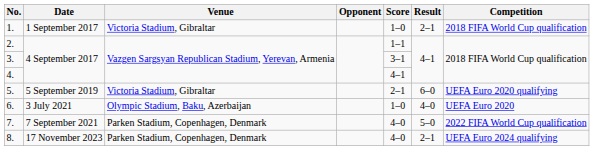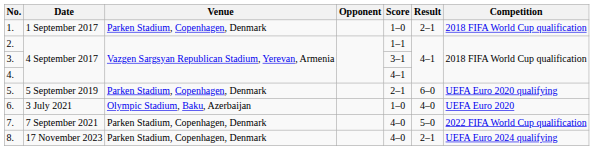(161, 28) Victoria Stadium, Gibraltar -> (187, 28) Parken Stadium, Copenhagen, Denmark
(161, 91) Victoria Stadium, Gibraltar -> (187, 91) Parken Stadium, Copenhagen, Denmark
